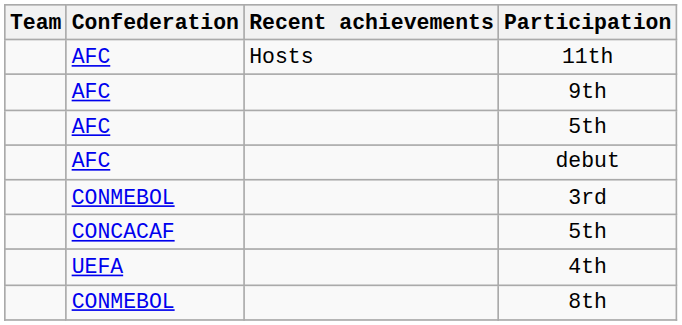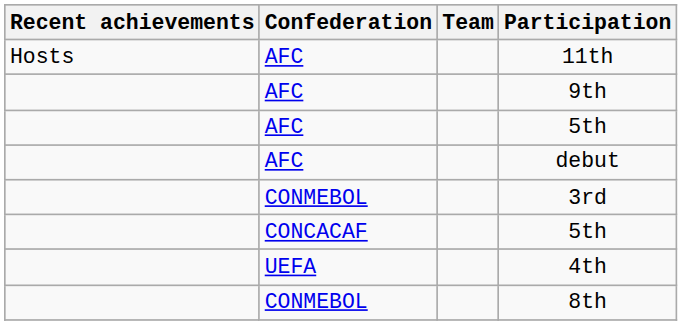columns swapped: (36, 22) <-> (371, 22)
